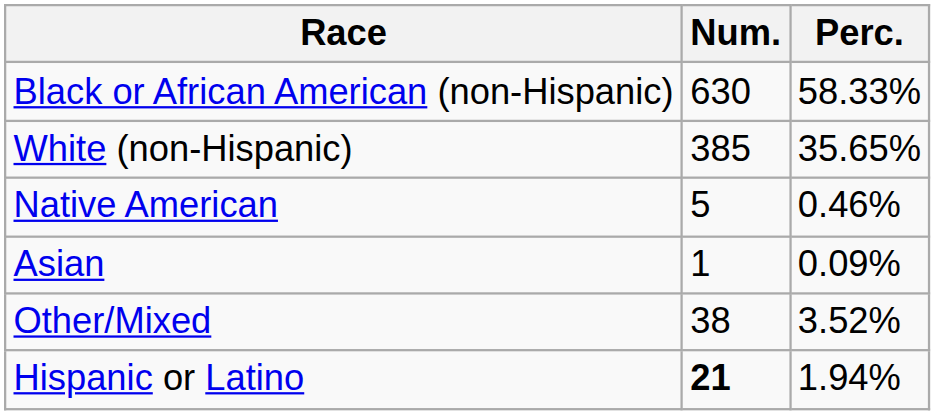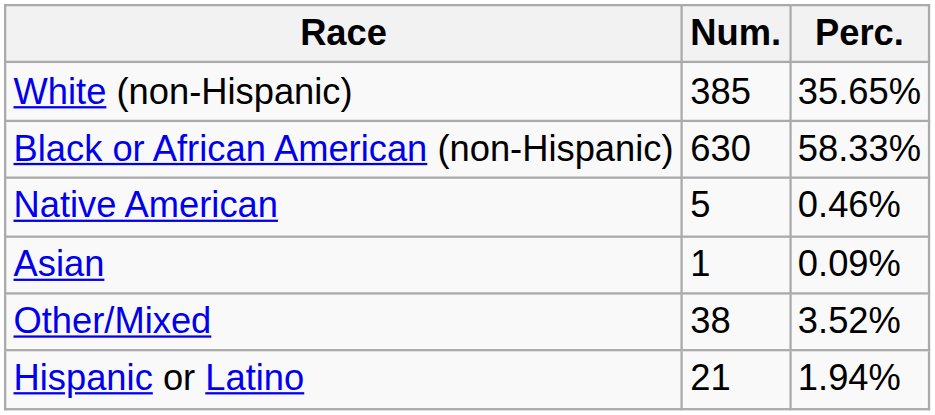rows swapped: (183, 148) <-> (344, 90)
(711, 378) bold -> (711, 378) normal
